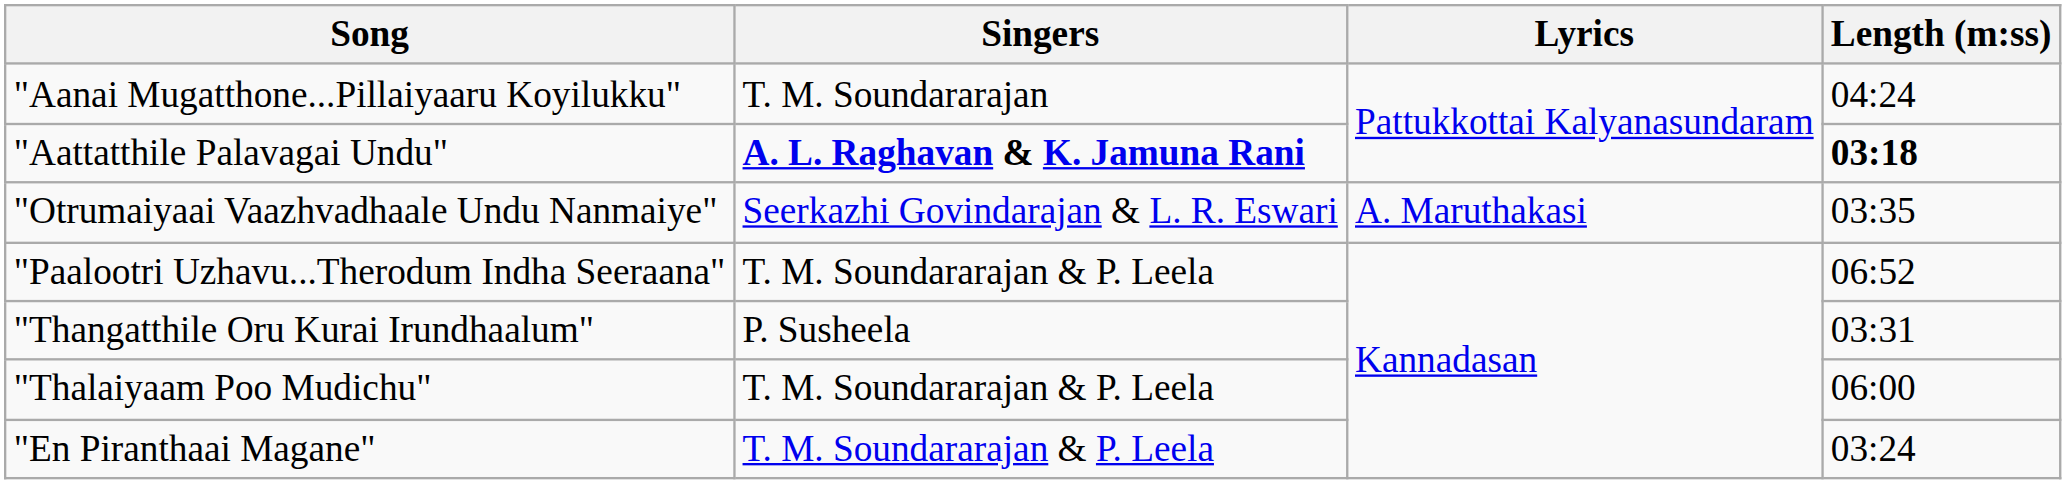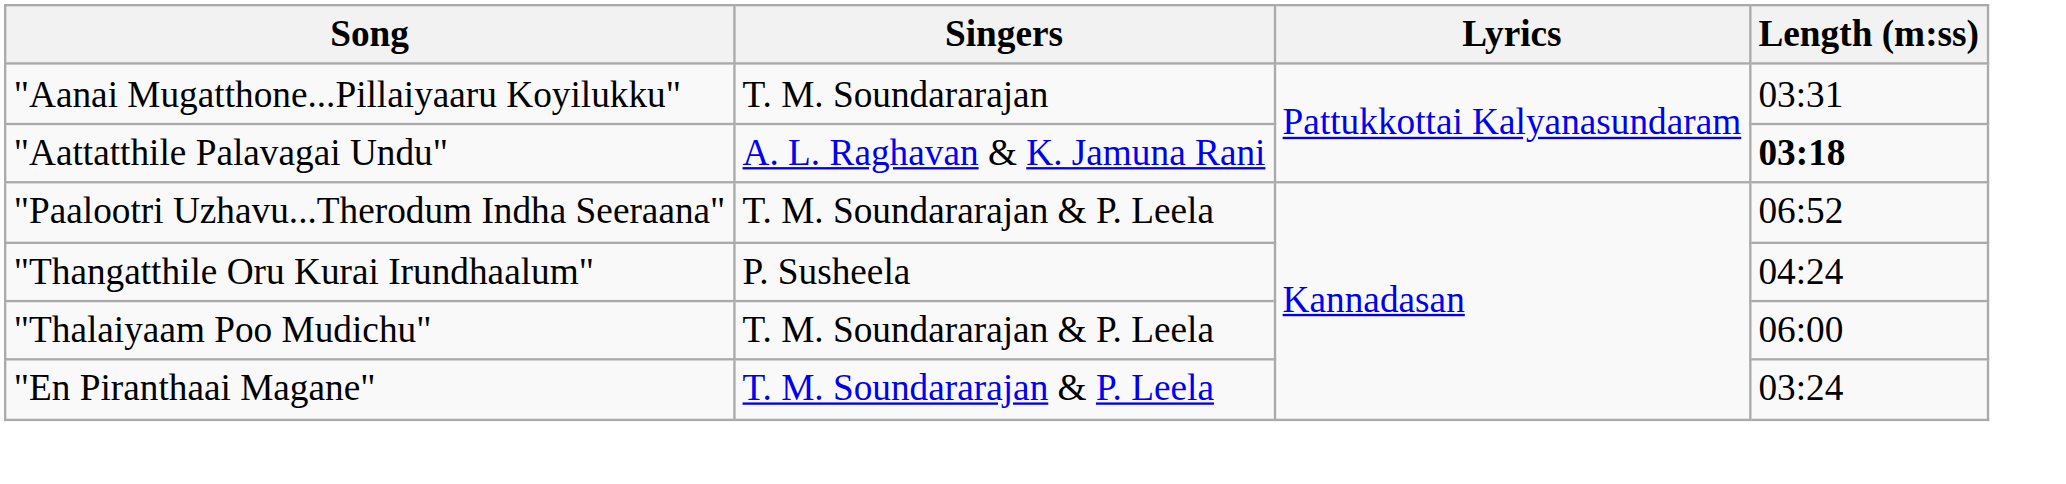(1873, 93) 04:24 -> (1801, 93) 03:31
(1024, 152) bold -> (1004, 152) normal
- row: (366, 211)
(1873, 329) 03:31 -> (1801, 270) 04:24
